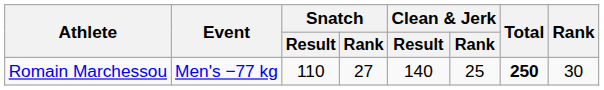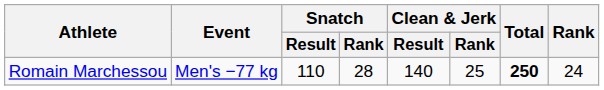(364, 72) 27 -> (364, 72) 28
(574, 72) 30 -> (574, 72) 24
